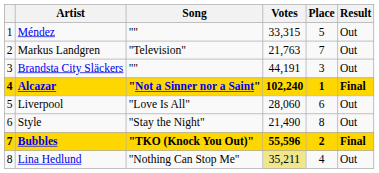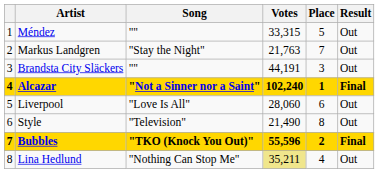(157, 50) "Television" -> (167, 50) "Stay the Night"
(167, 123) "Stay the Night" -> (157, 123) "Television"
